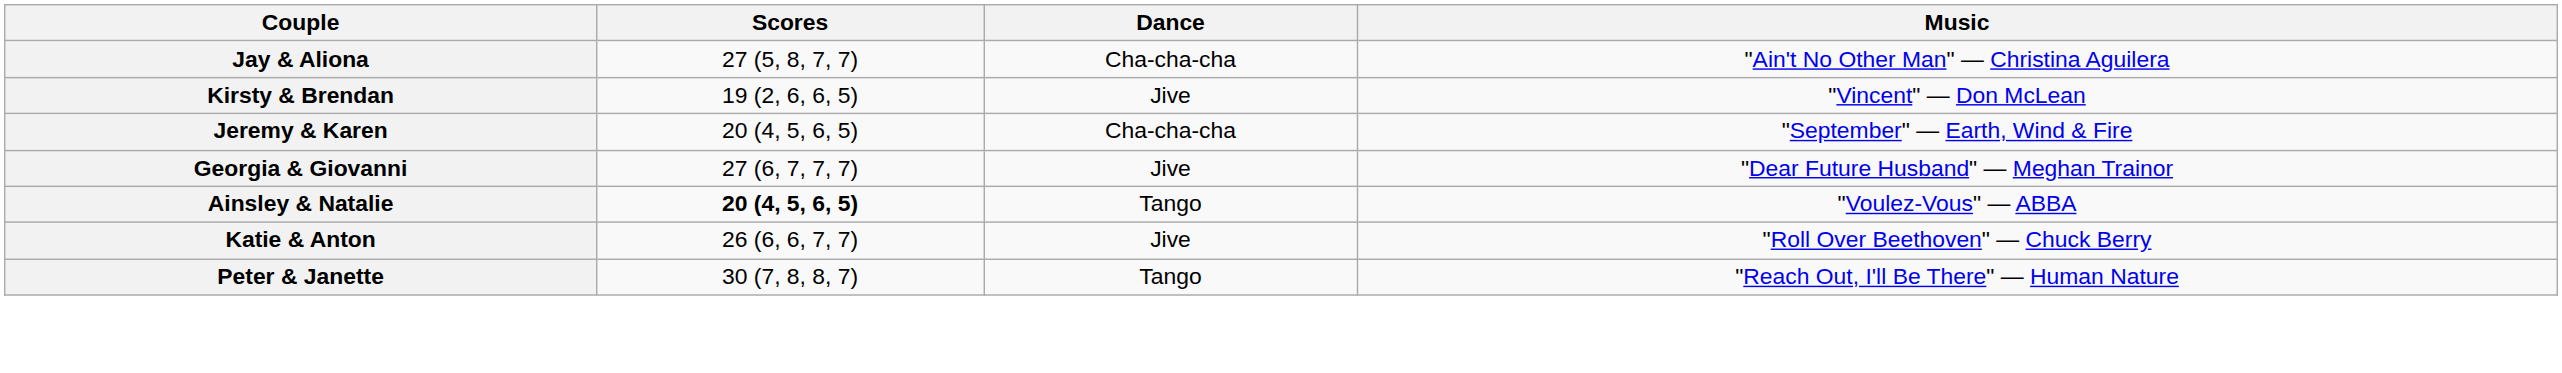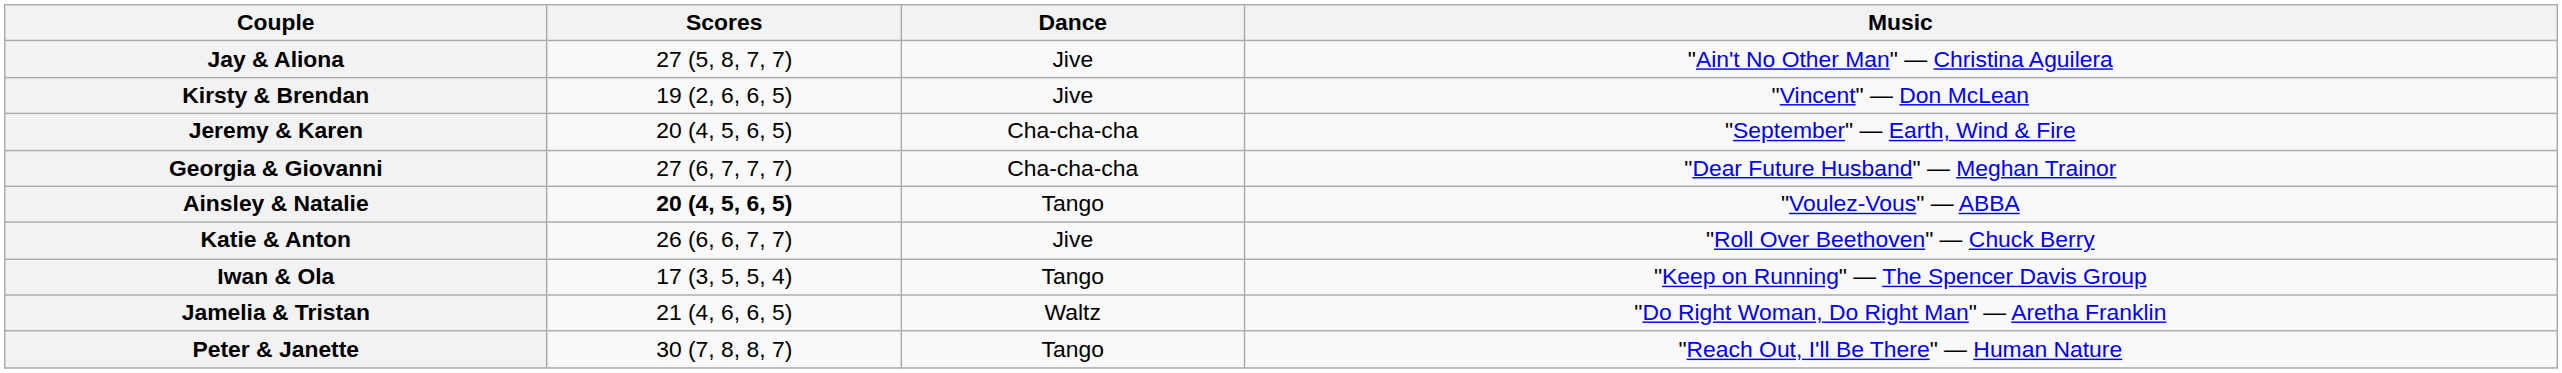(1170, 58) Cha-cha-cha -> (1073, 58) Jive
(1170, 167) Jive -> (1073, 167) Cha-cha-cha
+ row: (276, 276)
+ row: (276, 312)
